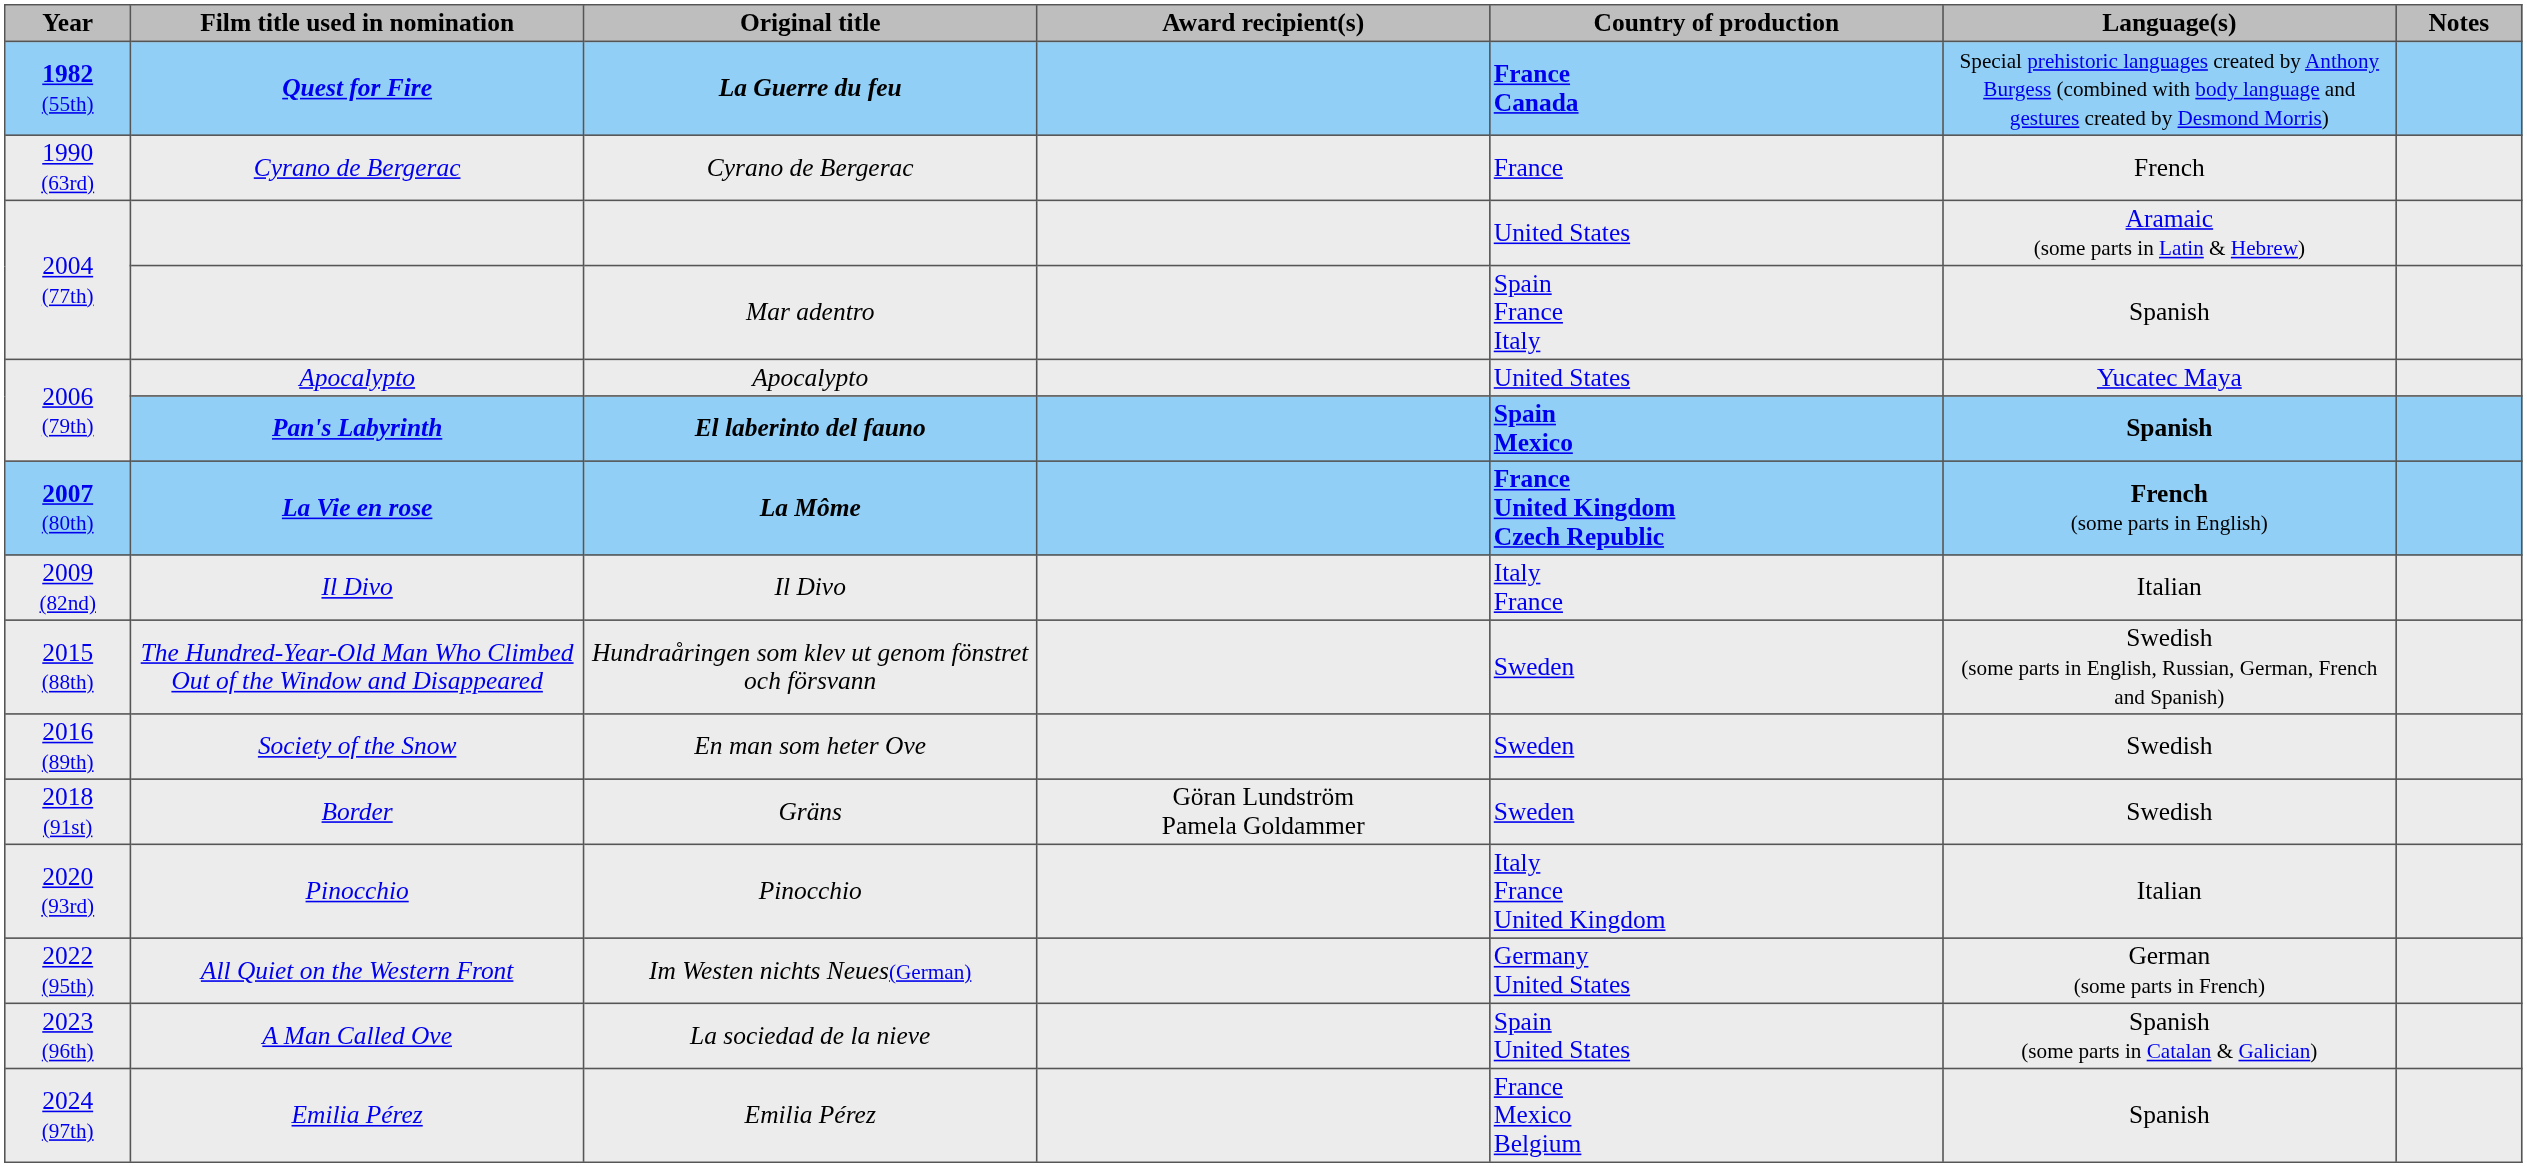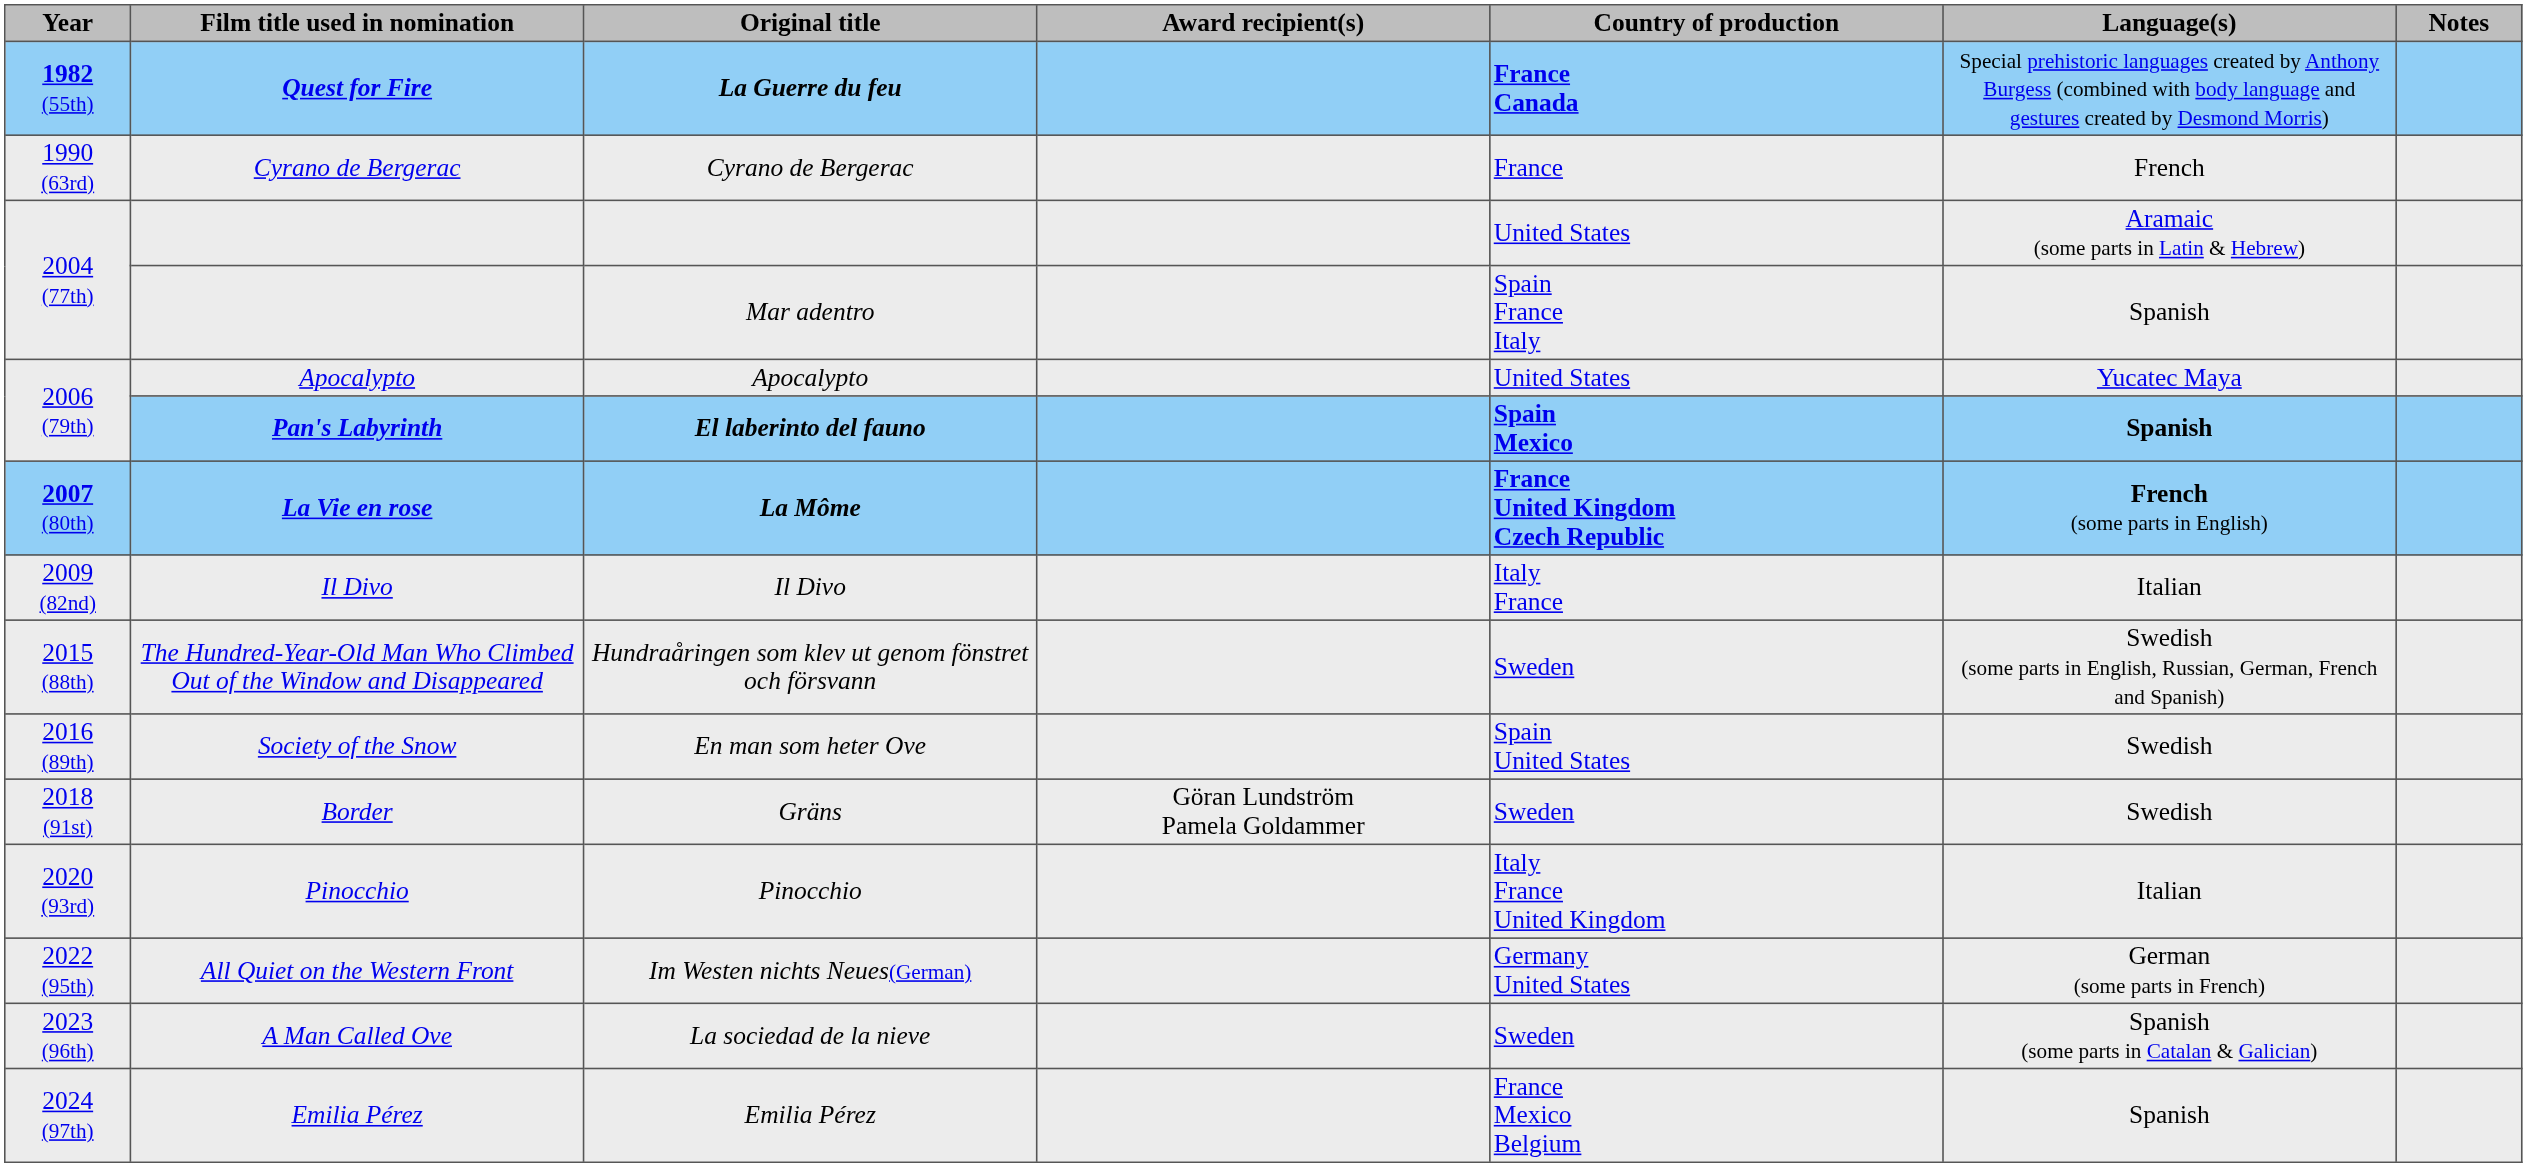(1534, 746) Sweden -> (1562, 746) Spain United States
(1562, 1035) Spain United States -> (1534, 1035) Sweden
